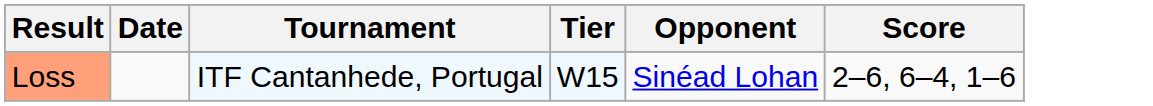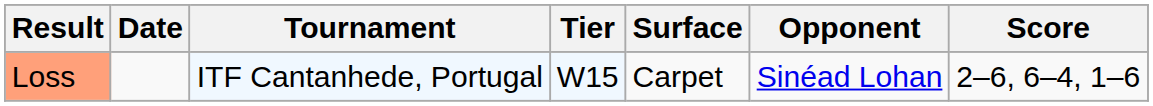+ column: (688, 28)
